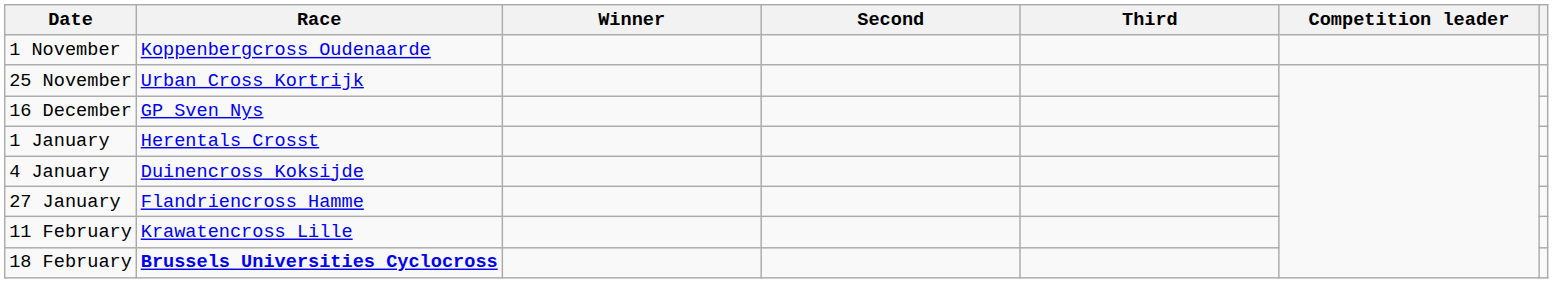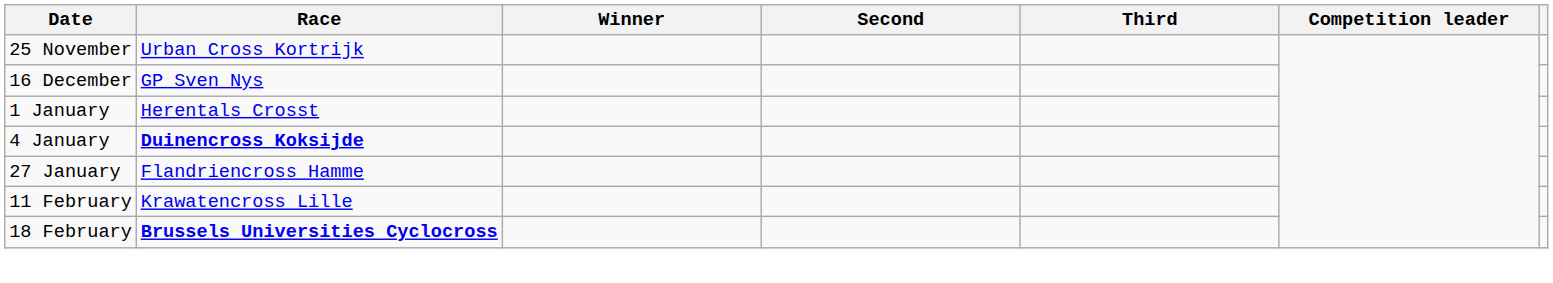- row: (65, 50)
(252, 171) normal -> (252, 141) bold
